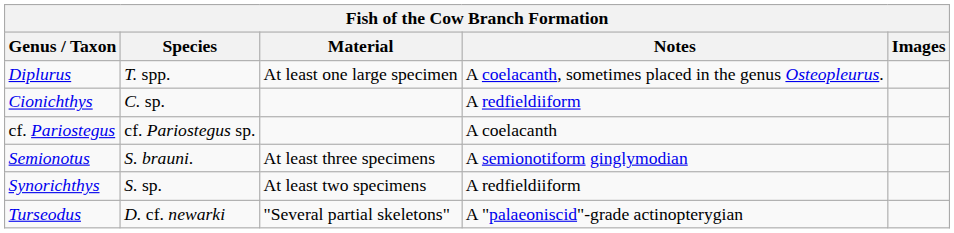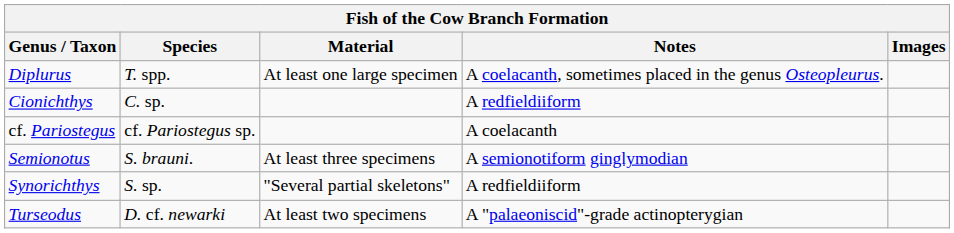(345, 185) At least two specimens -> (357, 185) "Several partial skeletons"
(357, 213) "Several partial skeletons" -> (345, 213) At least two specimens
